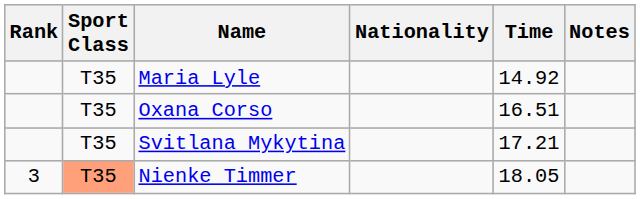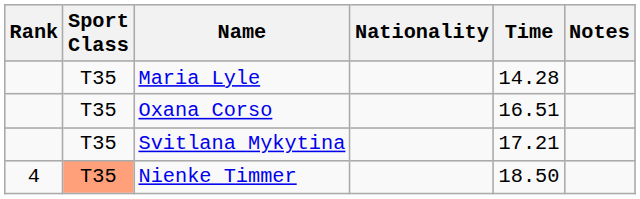(529, 78) 14.92 -> (529, 78) 14.28
(34, 177) 3 -> (34, 177) 4
(529, 177) 18.05 -> (529, 177) 18.50
